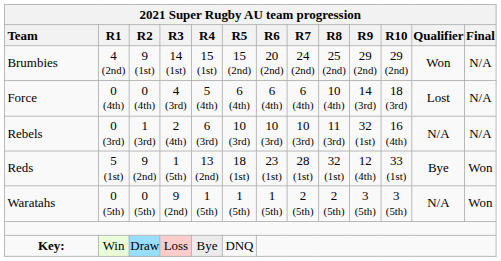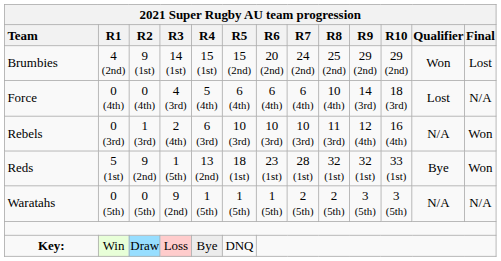(480, 63) N/A -> (480, 63) Lost
(365, 133) 32 (1st) -> (365, 133) 12 (4th)
(480, 133) N/A -> (480, 133) Won
(365, 168) 12 (4th) -> (365, 168) 32 (1st)
(480, 203) Won -> (480, 203) N/A
